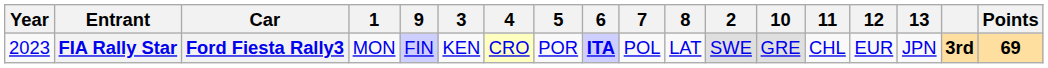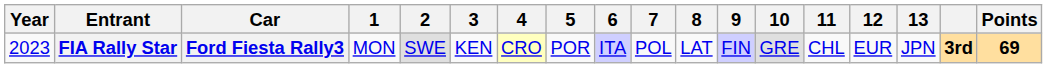columns swapped: (731, 19) <-> (419, 19)
(601, 48) bold -> (613, 48) normal
